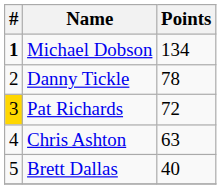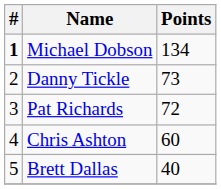(171, 79) 78 -> (171, 79) 73
(14, 109) gold background -> (14, 109) no background
(171, 139) 63 -> (171, 139) 60
